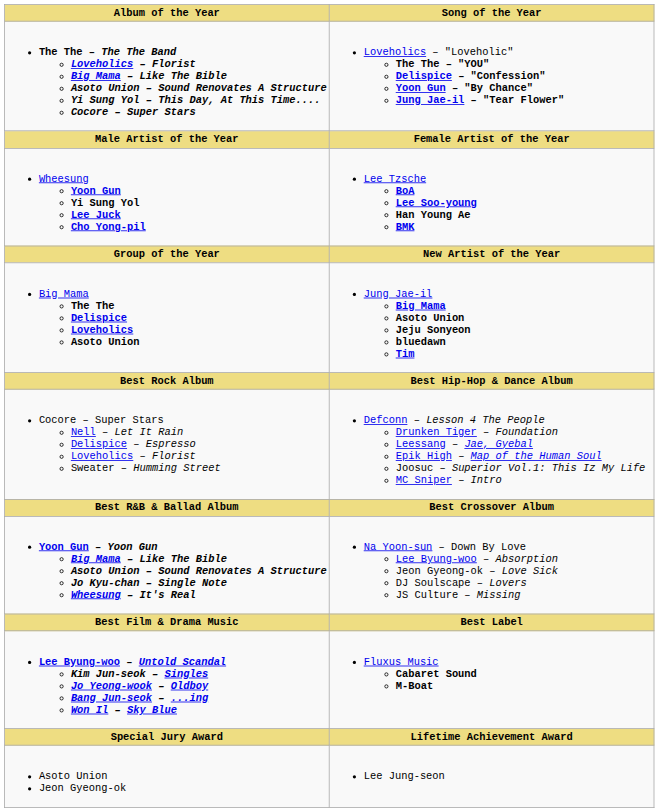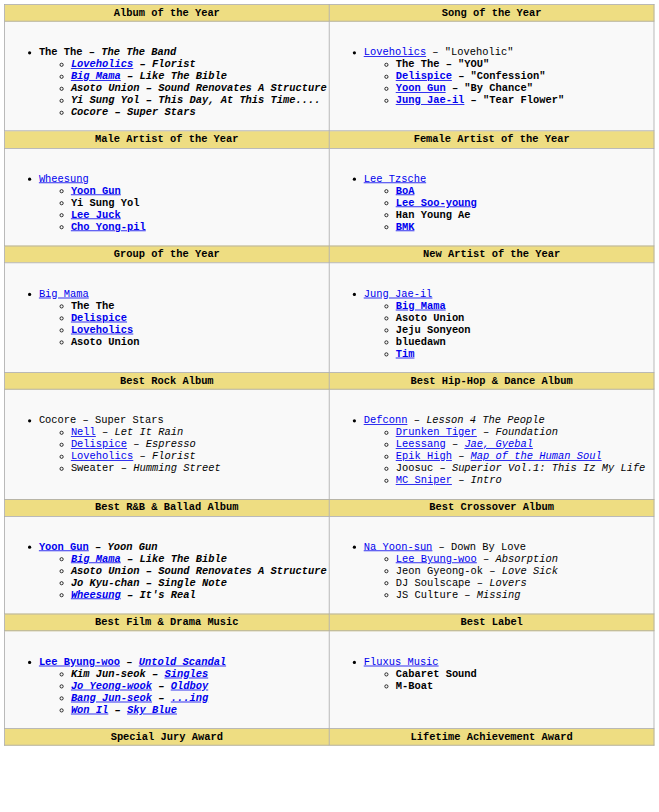- row: (167, 782)
